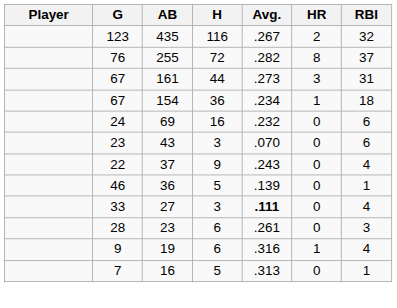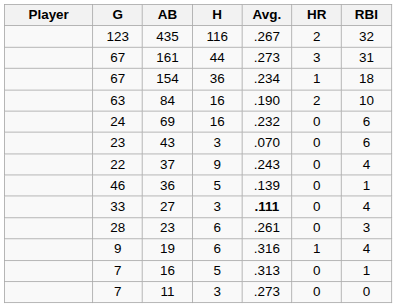- row: (167, 57)
+ row: (167, 100)
+ row: (167, 292)
